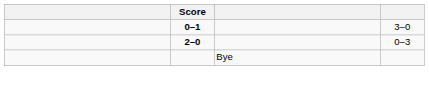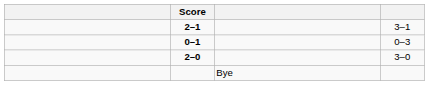+ row: (192, 27)
(402, 27) 3–0 -> (402, 42) 0–3
(402, 42) 0–3 -> (402, 57) 3–0
